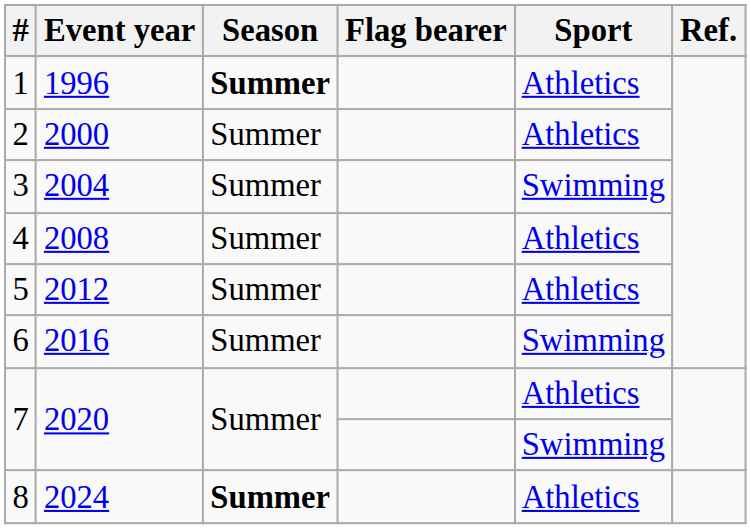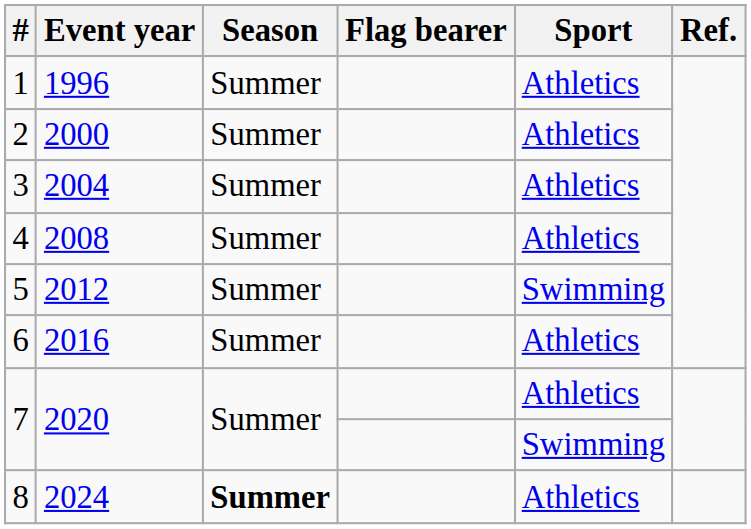(270, 82) bold -> (266, 82) normal
(593, 185) Swimming -> (581, 185) Athletics
(581, 289) Athletics -> (593, 289) Swimming
(593, 340) Swimming -> (581, 340) Athletics
